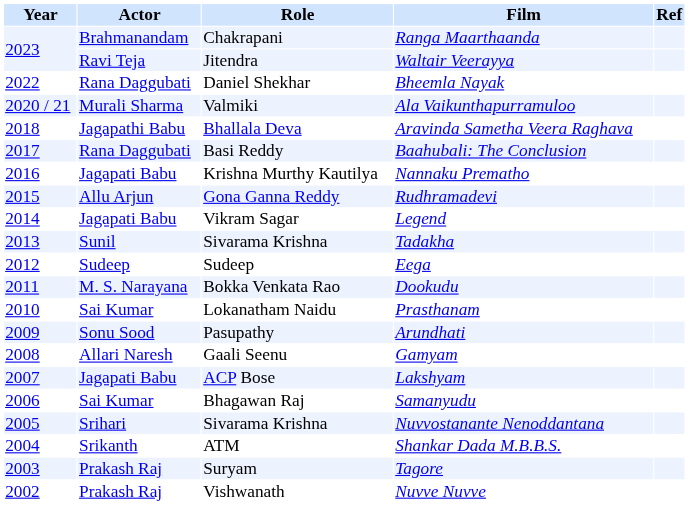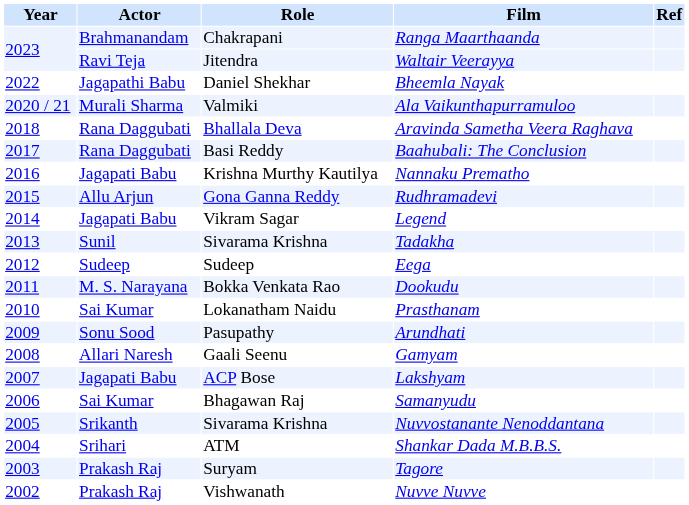(135, 82) Rana Daggubati -> (132, 82) Jagapathi Babu
(132, 128) Jagapathi Babu -> (135, 128) Rana Daggubati
(103, 423) Srihari -> (108, 423) Srikanth
(108, 445) Srikanth -> (103, 445) Srihari
